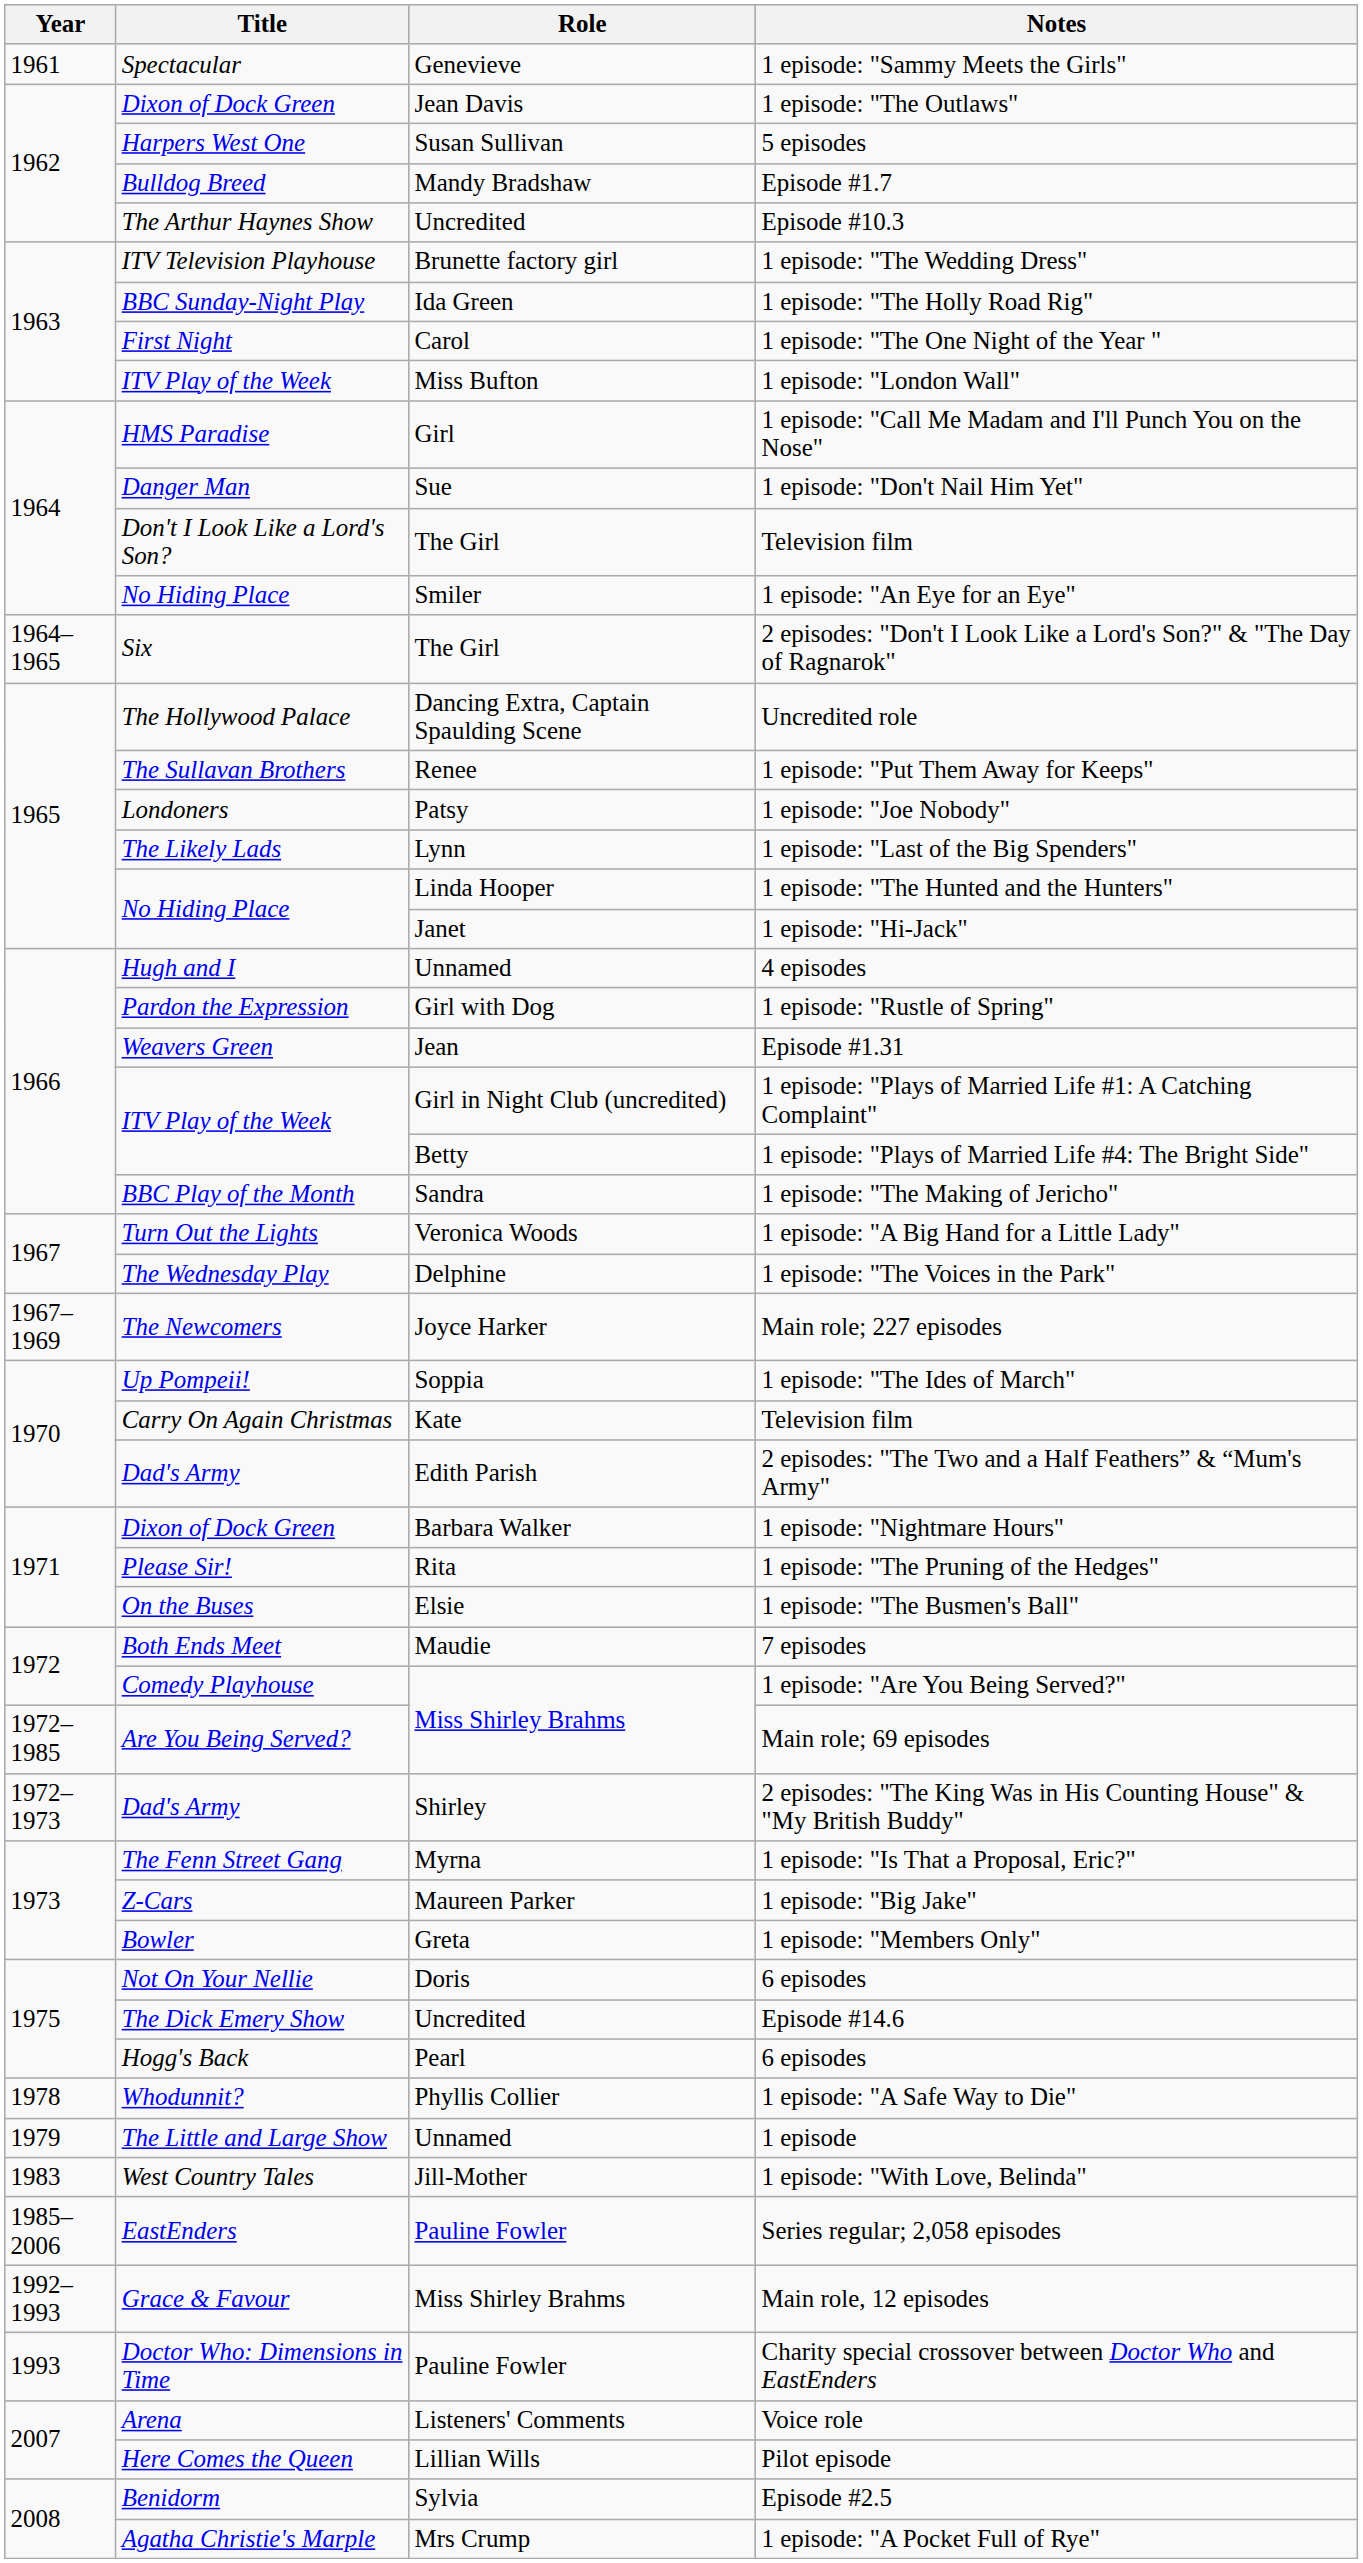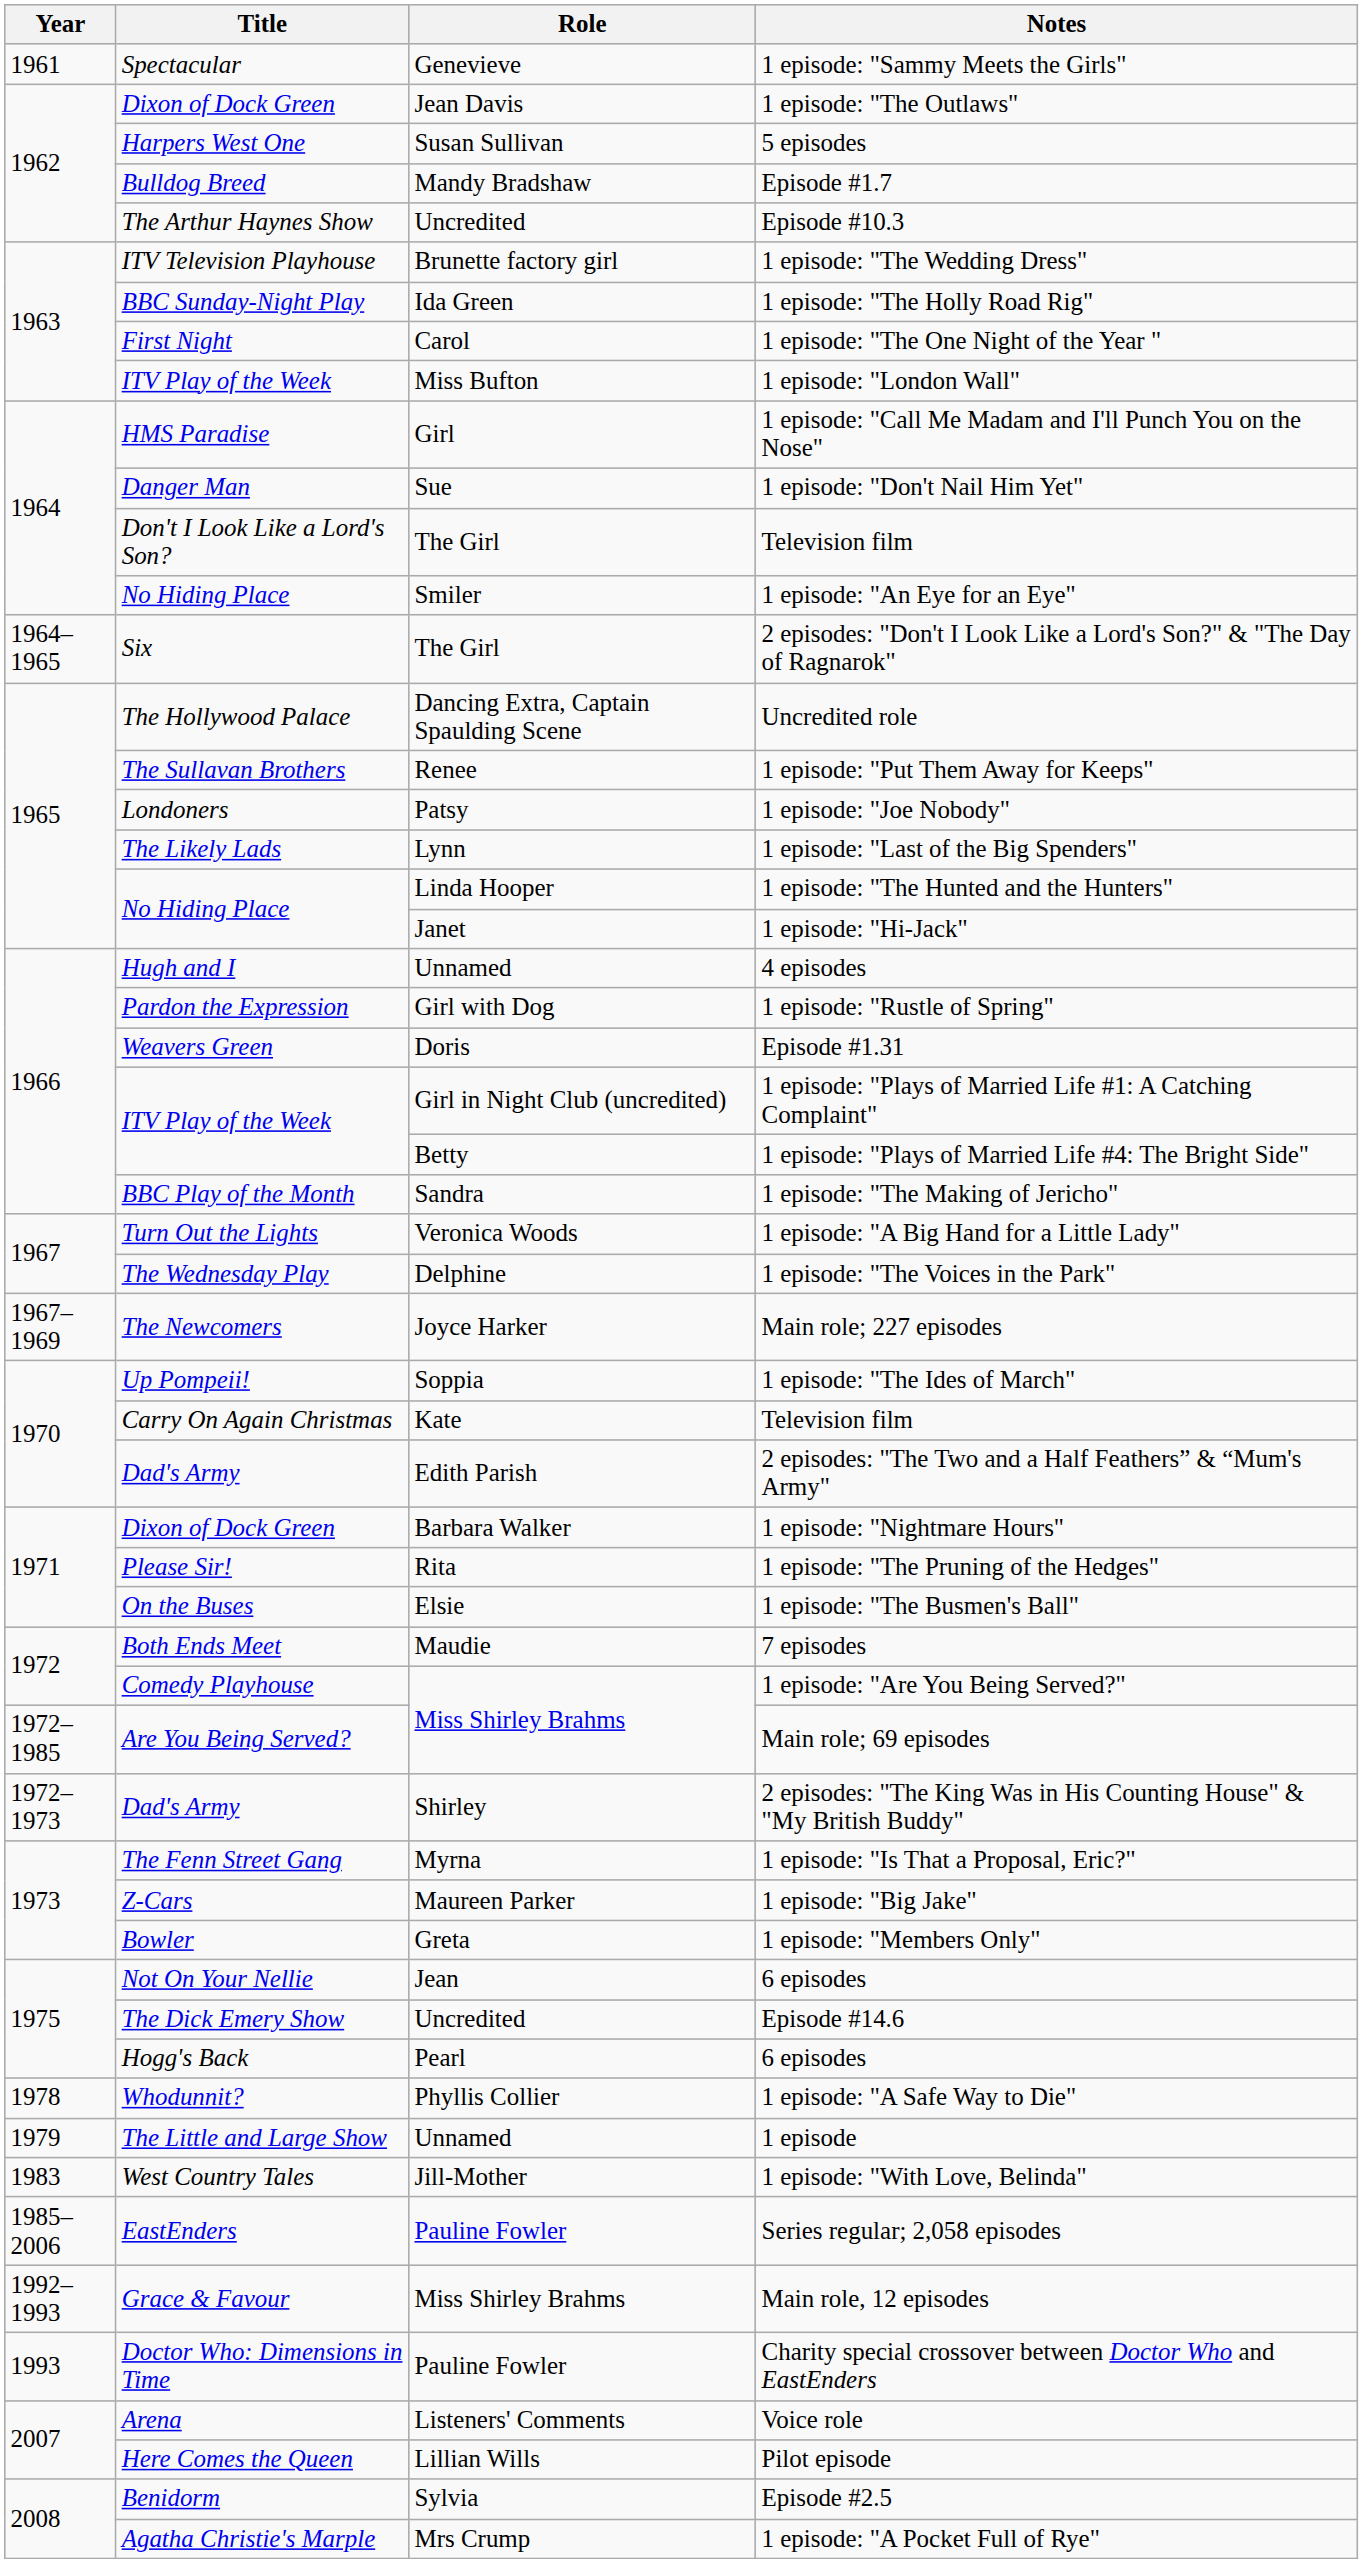(437, 1047) Jean -> (442, 1047) Doris
(442, 1979) Doris -> (437, 1979) Jean
